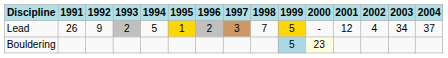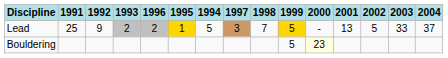columns swapped: (154, 12) <-> (209, 12)
(72, 28) 26 -> (72, 28) 25
(347, 28) 12 -> (347, 28) 13
(374, 28) 4 -> (374, 28) 5
(402, 28) 34 -> (402, 28) 33
(292, 45) lightblue background -> (292, 45) no background
